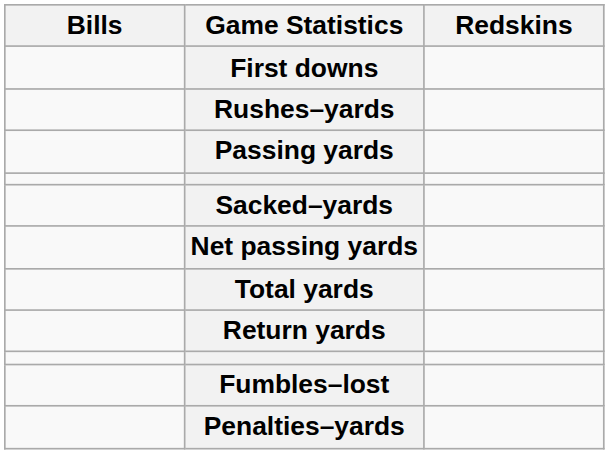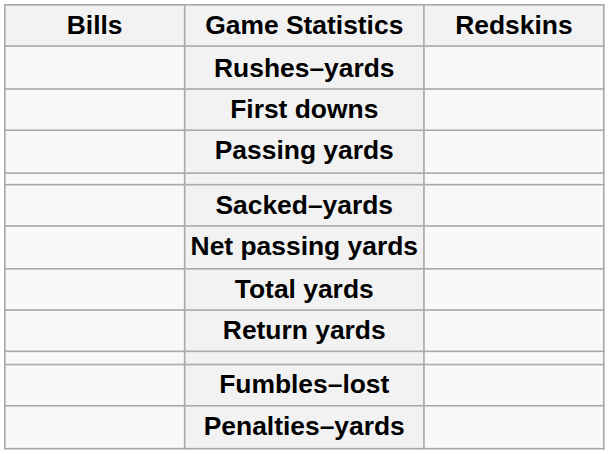rows swapped: (95, 68) <-> (95, 109)
